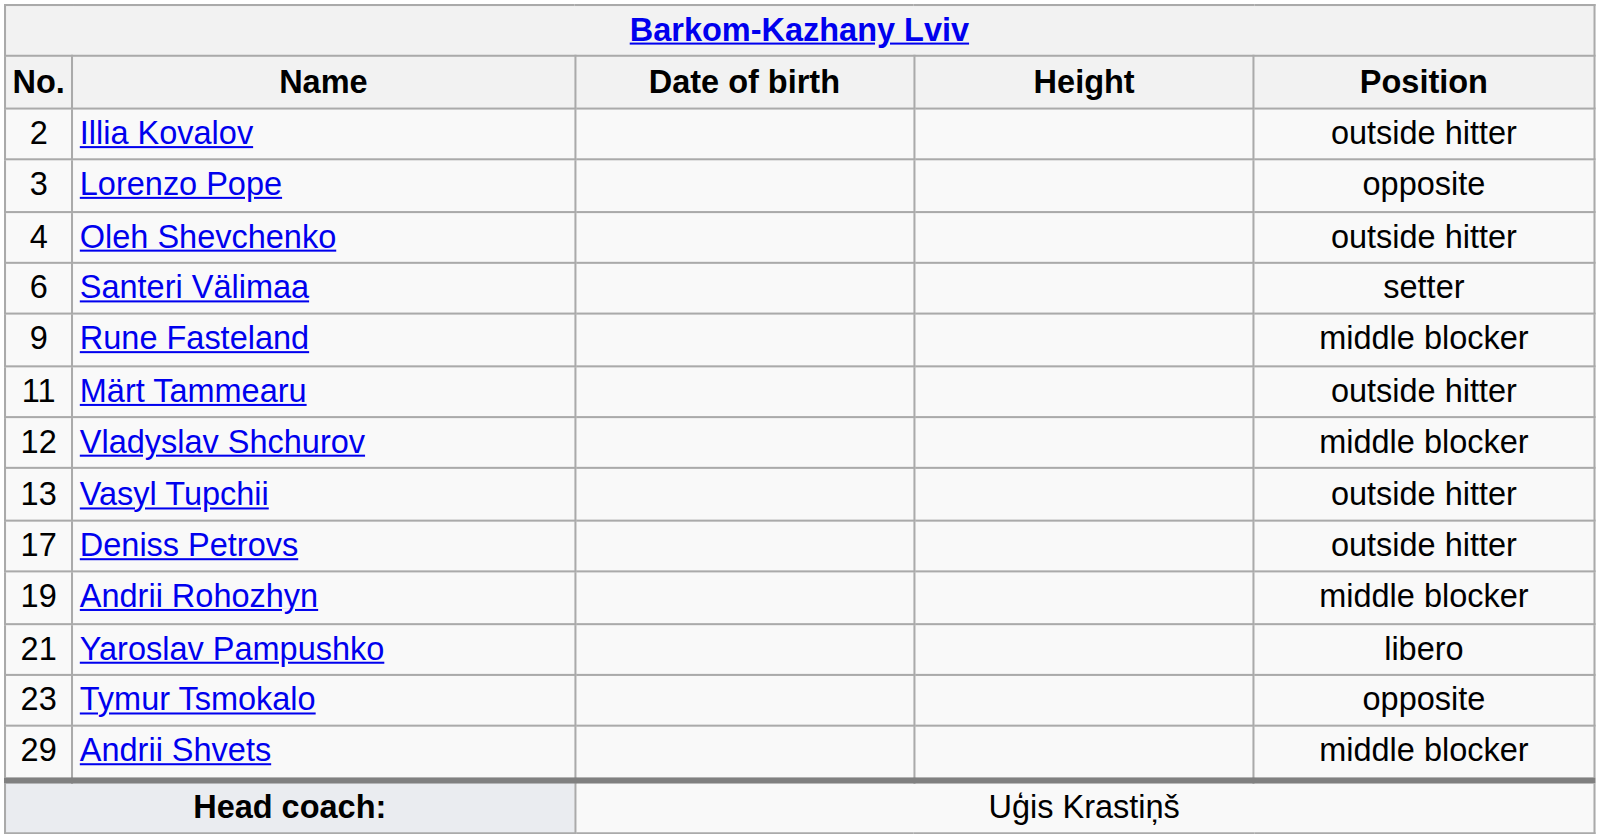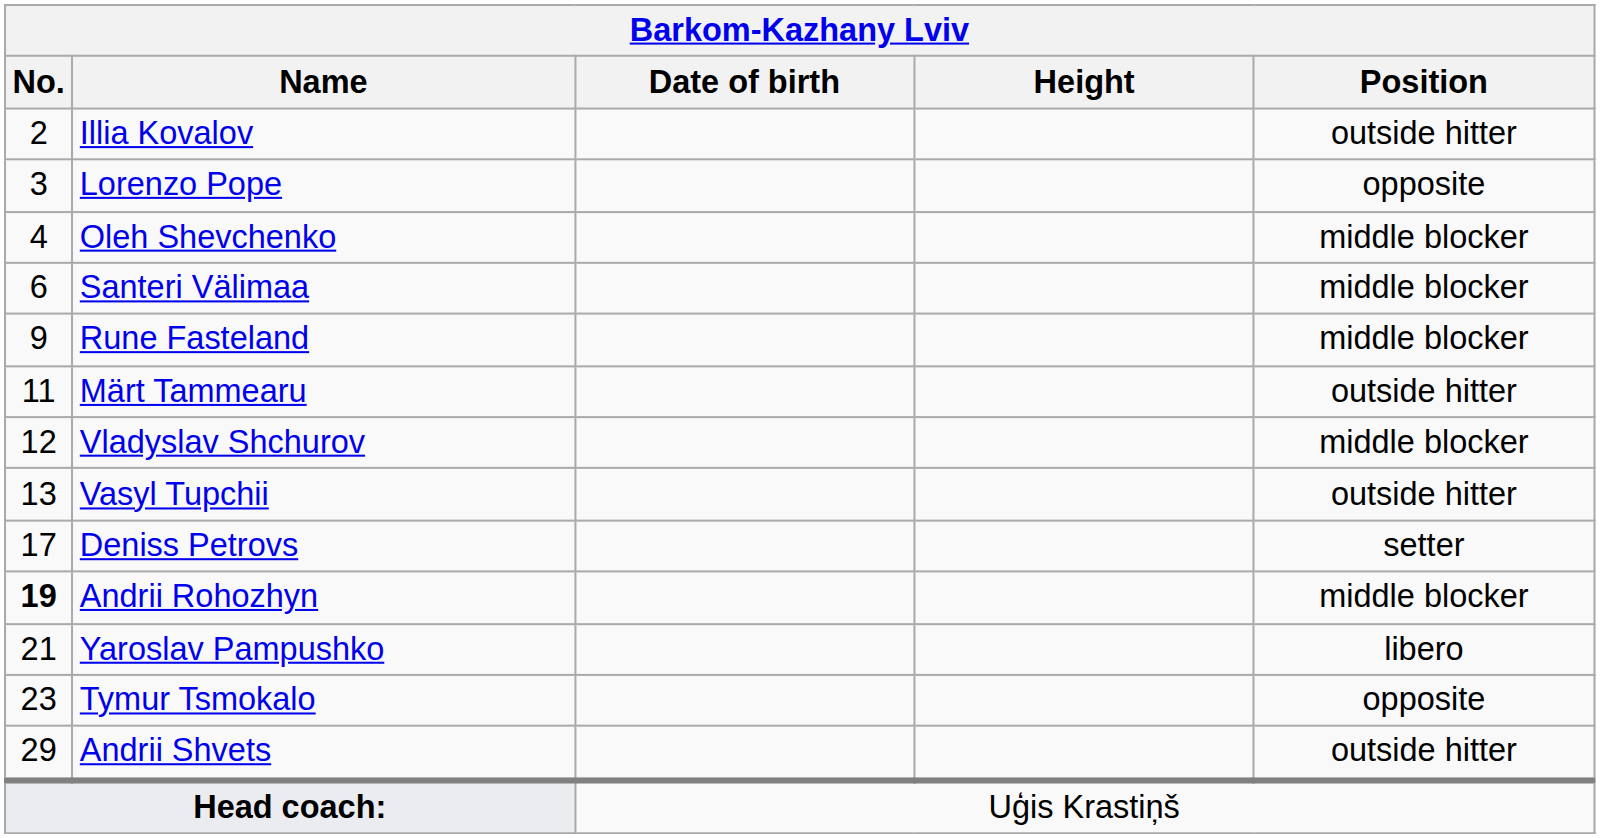(1424, 236) outside hitter -> (1424, 236) middle blocker
(1424, 287) setter -> (1424, 287) middle blocker
(1424, 545) outside hitter -> (1424, 545) setter
(39, 596) normal -> (39, 596) bold
(1424, 751) middle blocker -> (1424, 751) outside hitter
